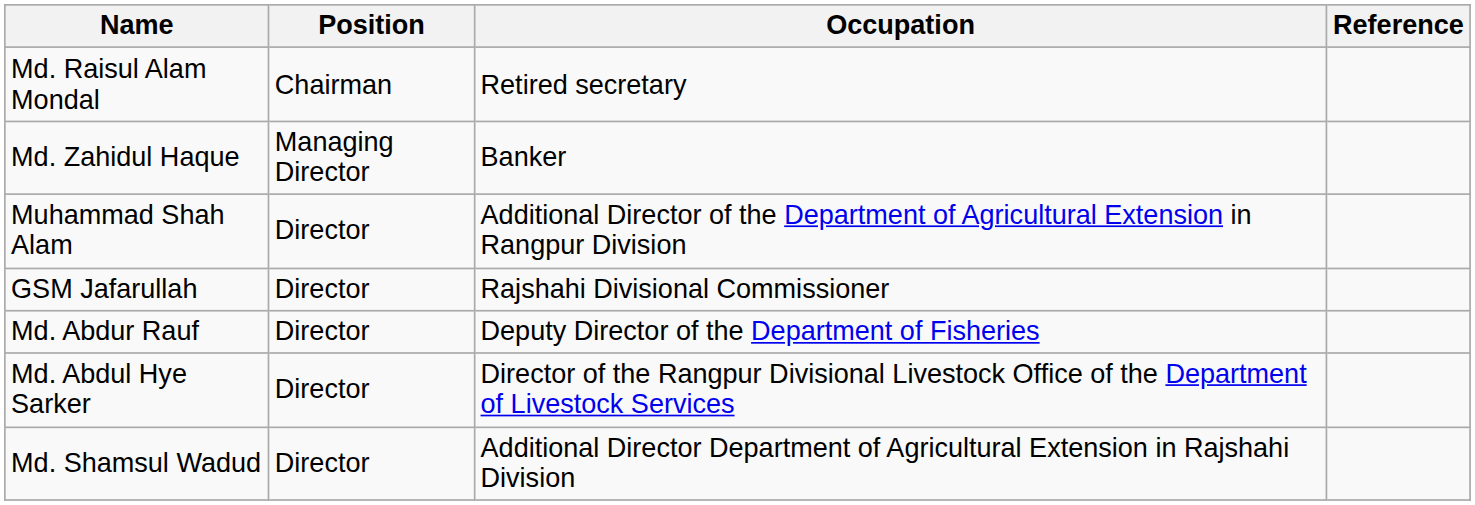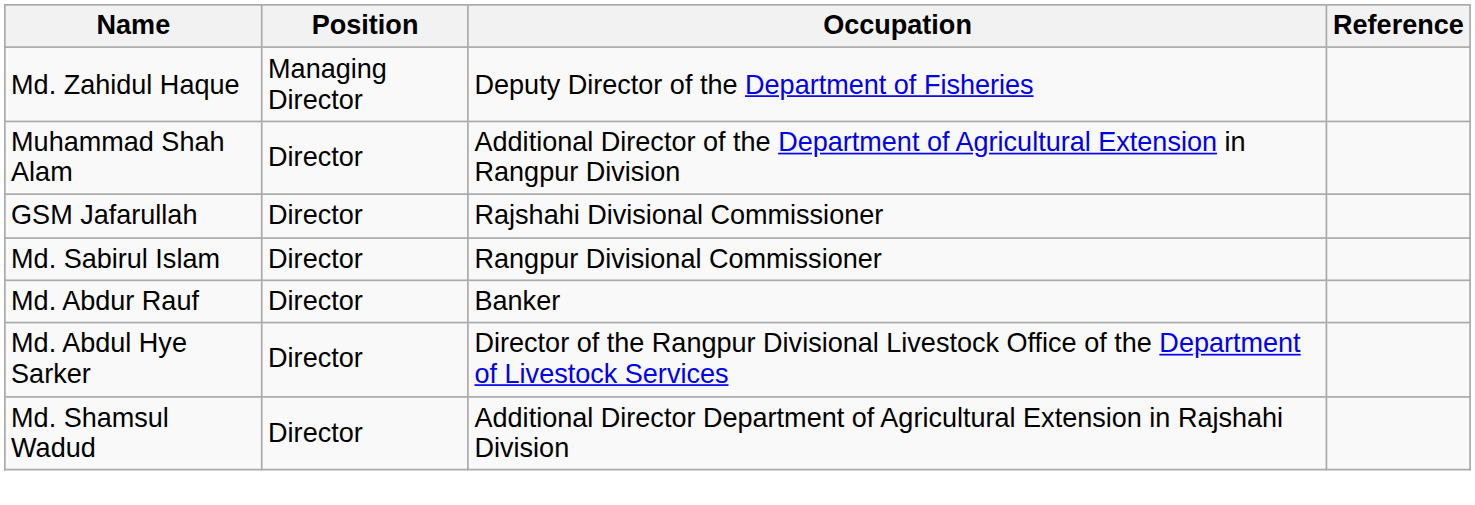- row: (109, 84)
(523, 157) Banker -> (754, 84) Deputy Director of the Department of Fisheries
+ row: (116, 258)
(760, 331) Deputy Director of the Department of Fisheries -> (517, 301) Banker
